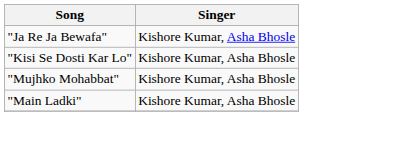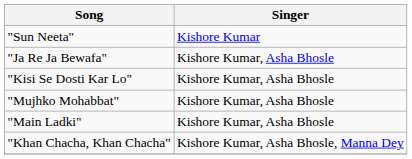+ row: (41, 36)
+ row: (89, 143)
